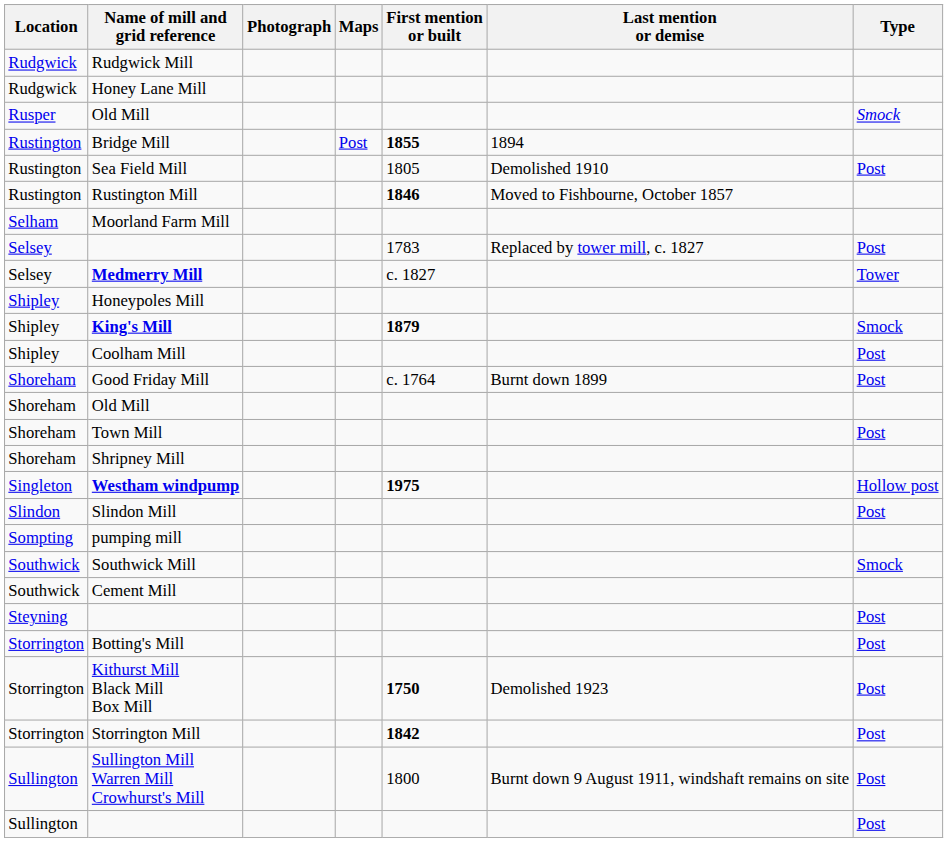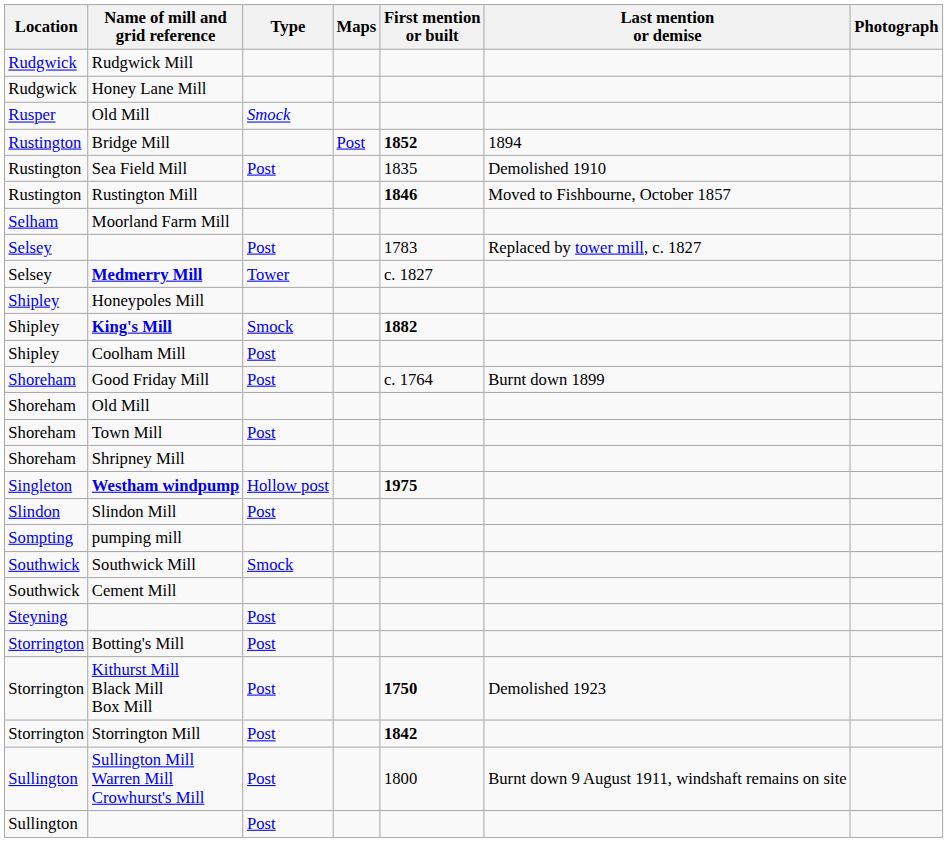columns swapped: (898, 27) <-> (289, 27)
(403, 141) 1855 -> (401, 141) 1852
(403, 168) 1805 -> (401, 168) 1835
(403, 326) 1879 -> (401, 326) 1882
